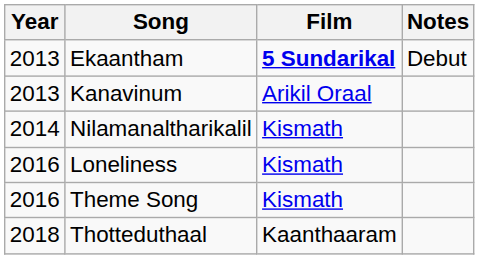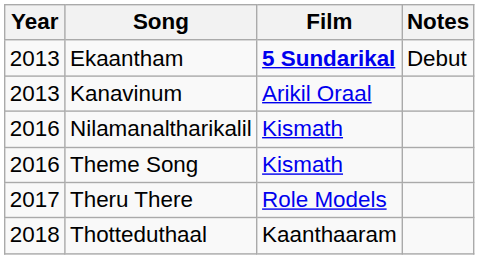(35, 128) 2014 -> (35, 128) 2016
- row: (124, 164)
+ row: (131, 199)
